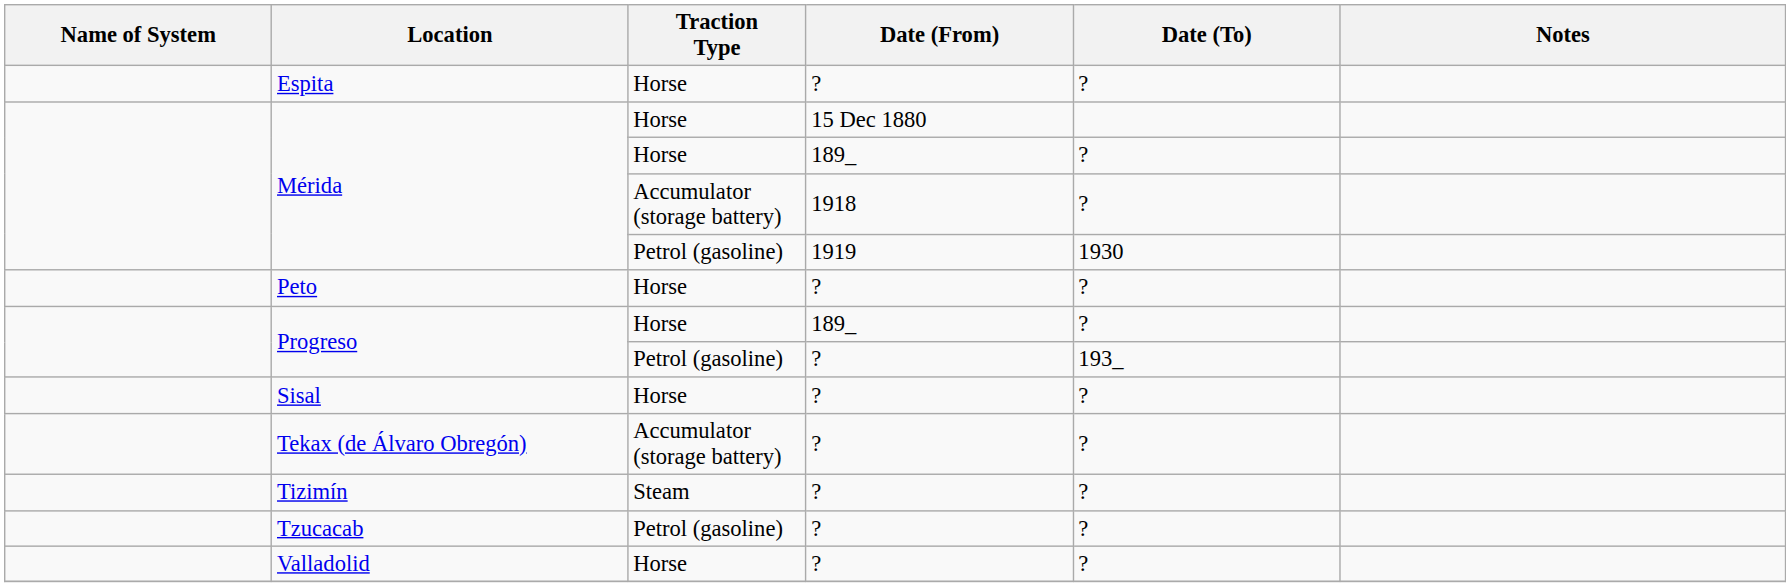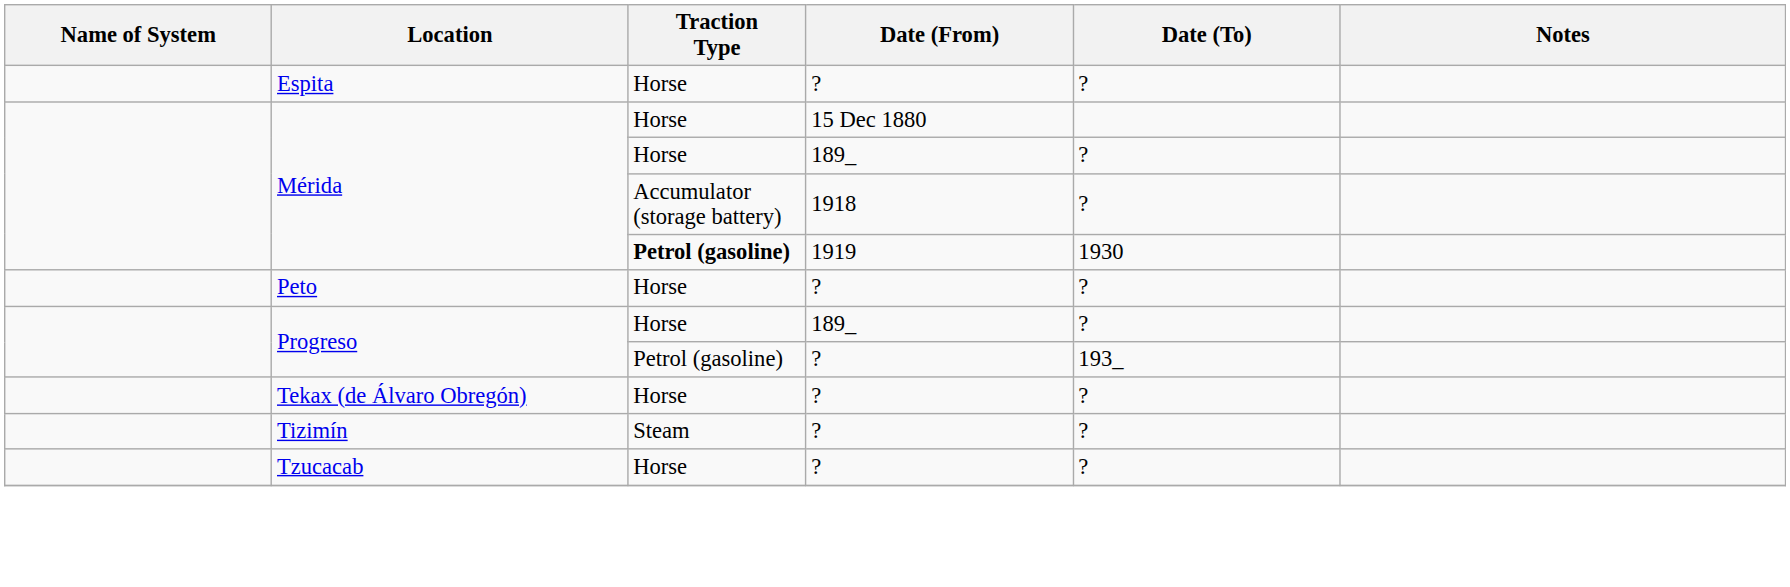(708, 252) normal -> (712, 252) bold
- row: (299, 395)
(707, 443) Accumulator (storage battery) -> (660, 395) Horse
(708, 527) Petrol (gasoline) -> (660, 466) Horse
- row: (323, 563)
